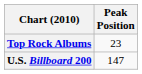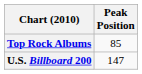(116, 43) 23 -> (116, 43) 85
